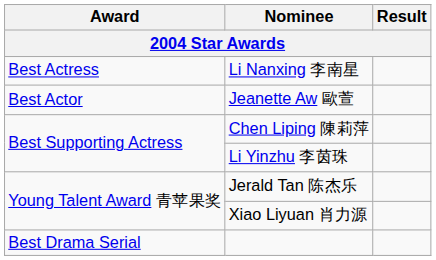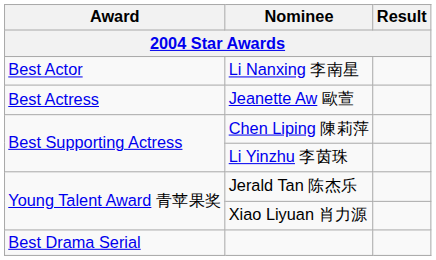(54, 70) Best Actress -> (45, 70) Best Actor
(45, 99) Best Actor -> (54, 99) Best Actress
